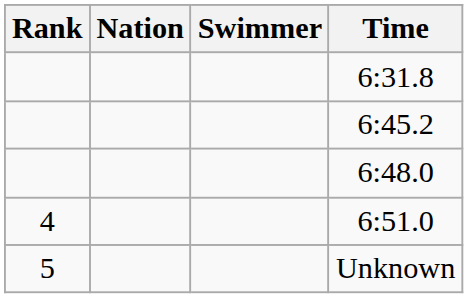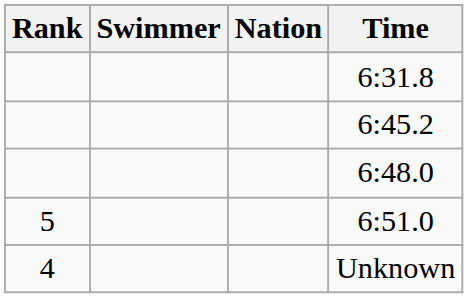columns swapped: (260, 28) <-> (140, 28)
(47, 220) 4 -> (47, 220) 5
(47, 268) 5 -> (47, 268) 4
